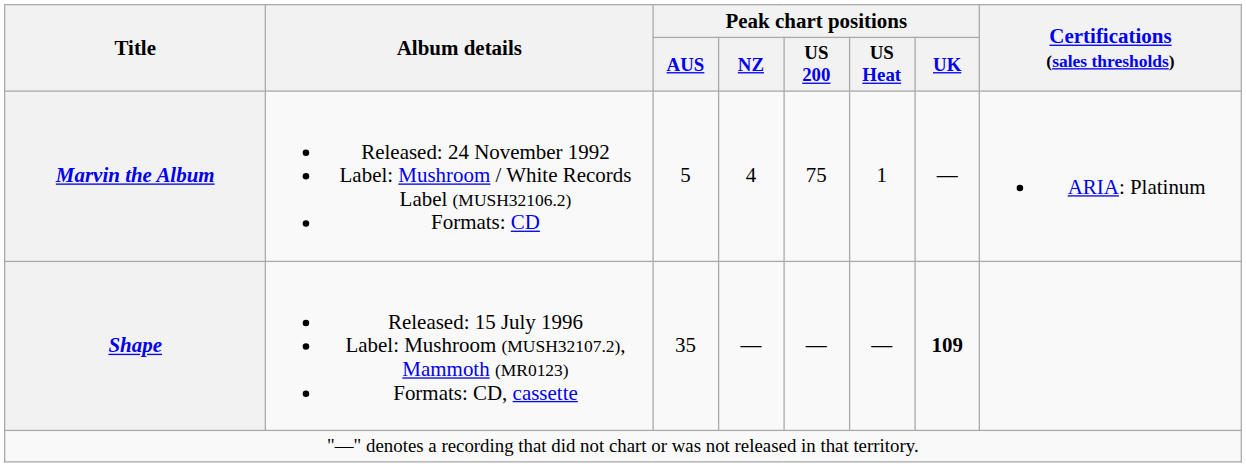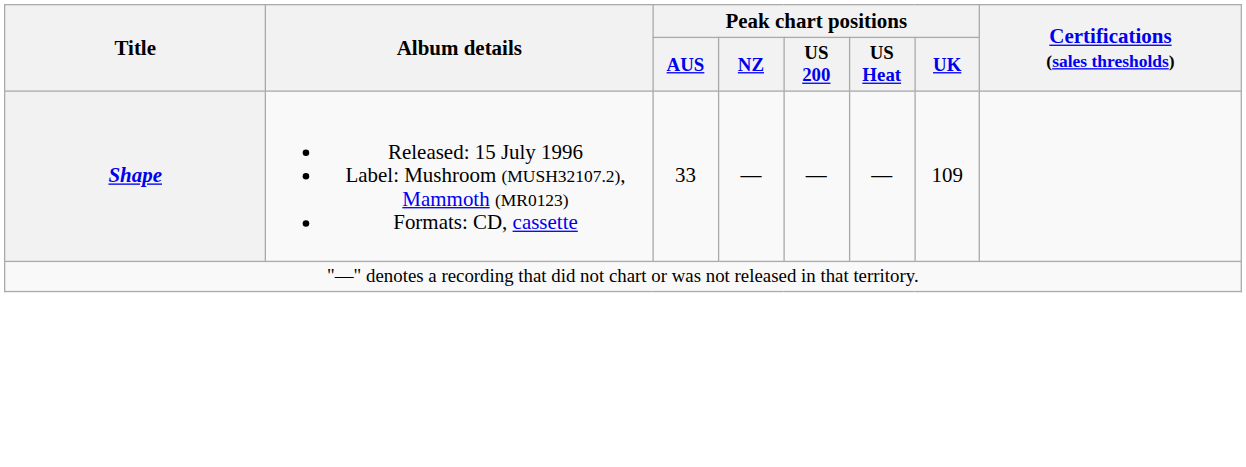- row: (135, 175)
(685, 345) 35 -> (685, 175) 33
(947, 345) bold -> (947, 175) normal
